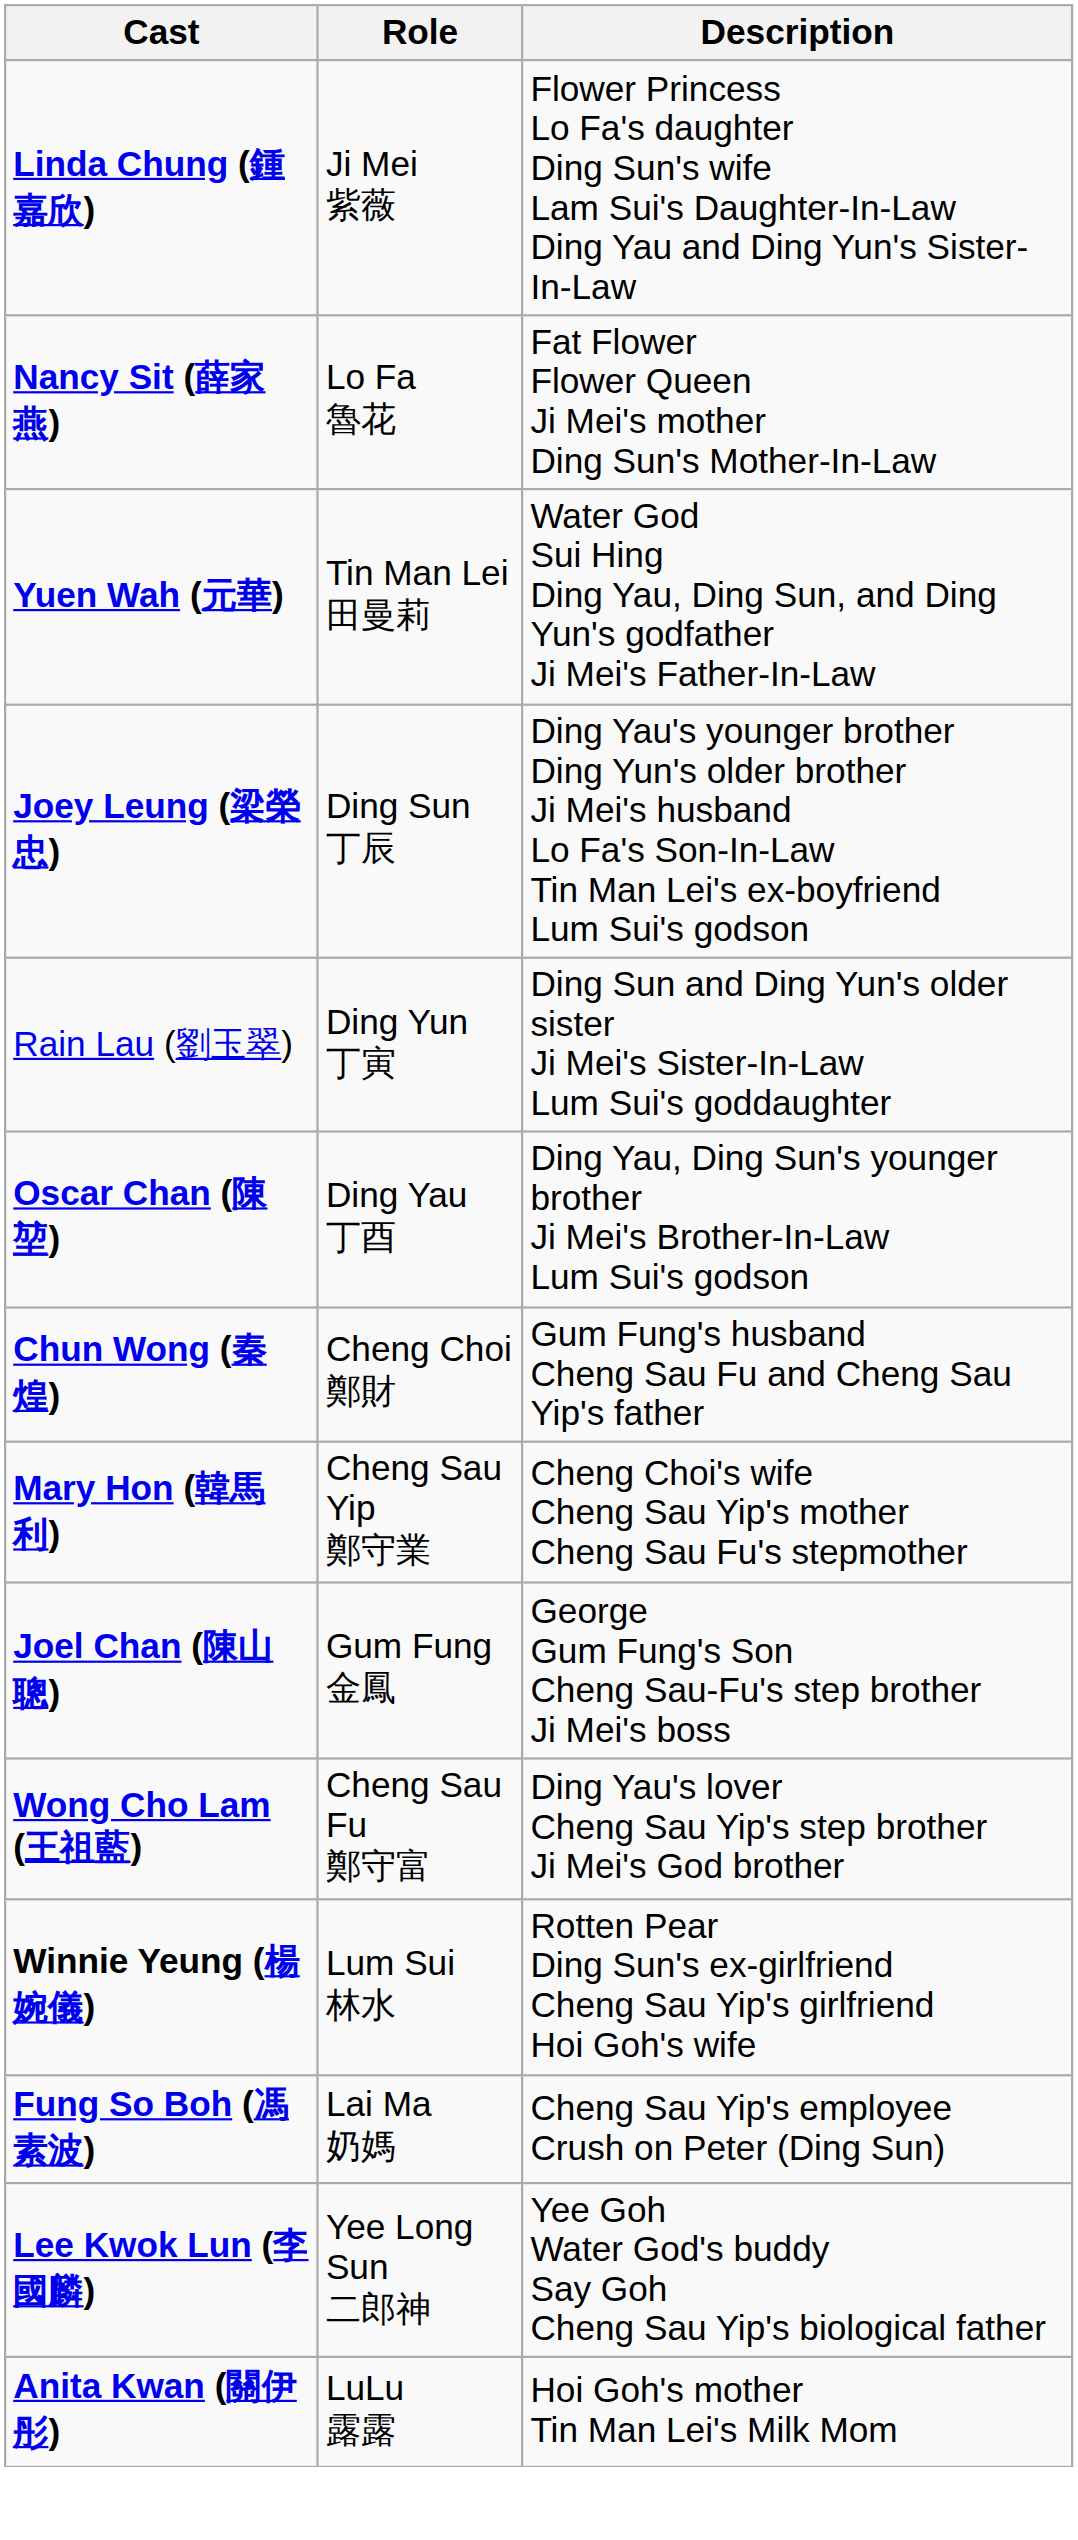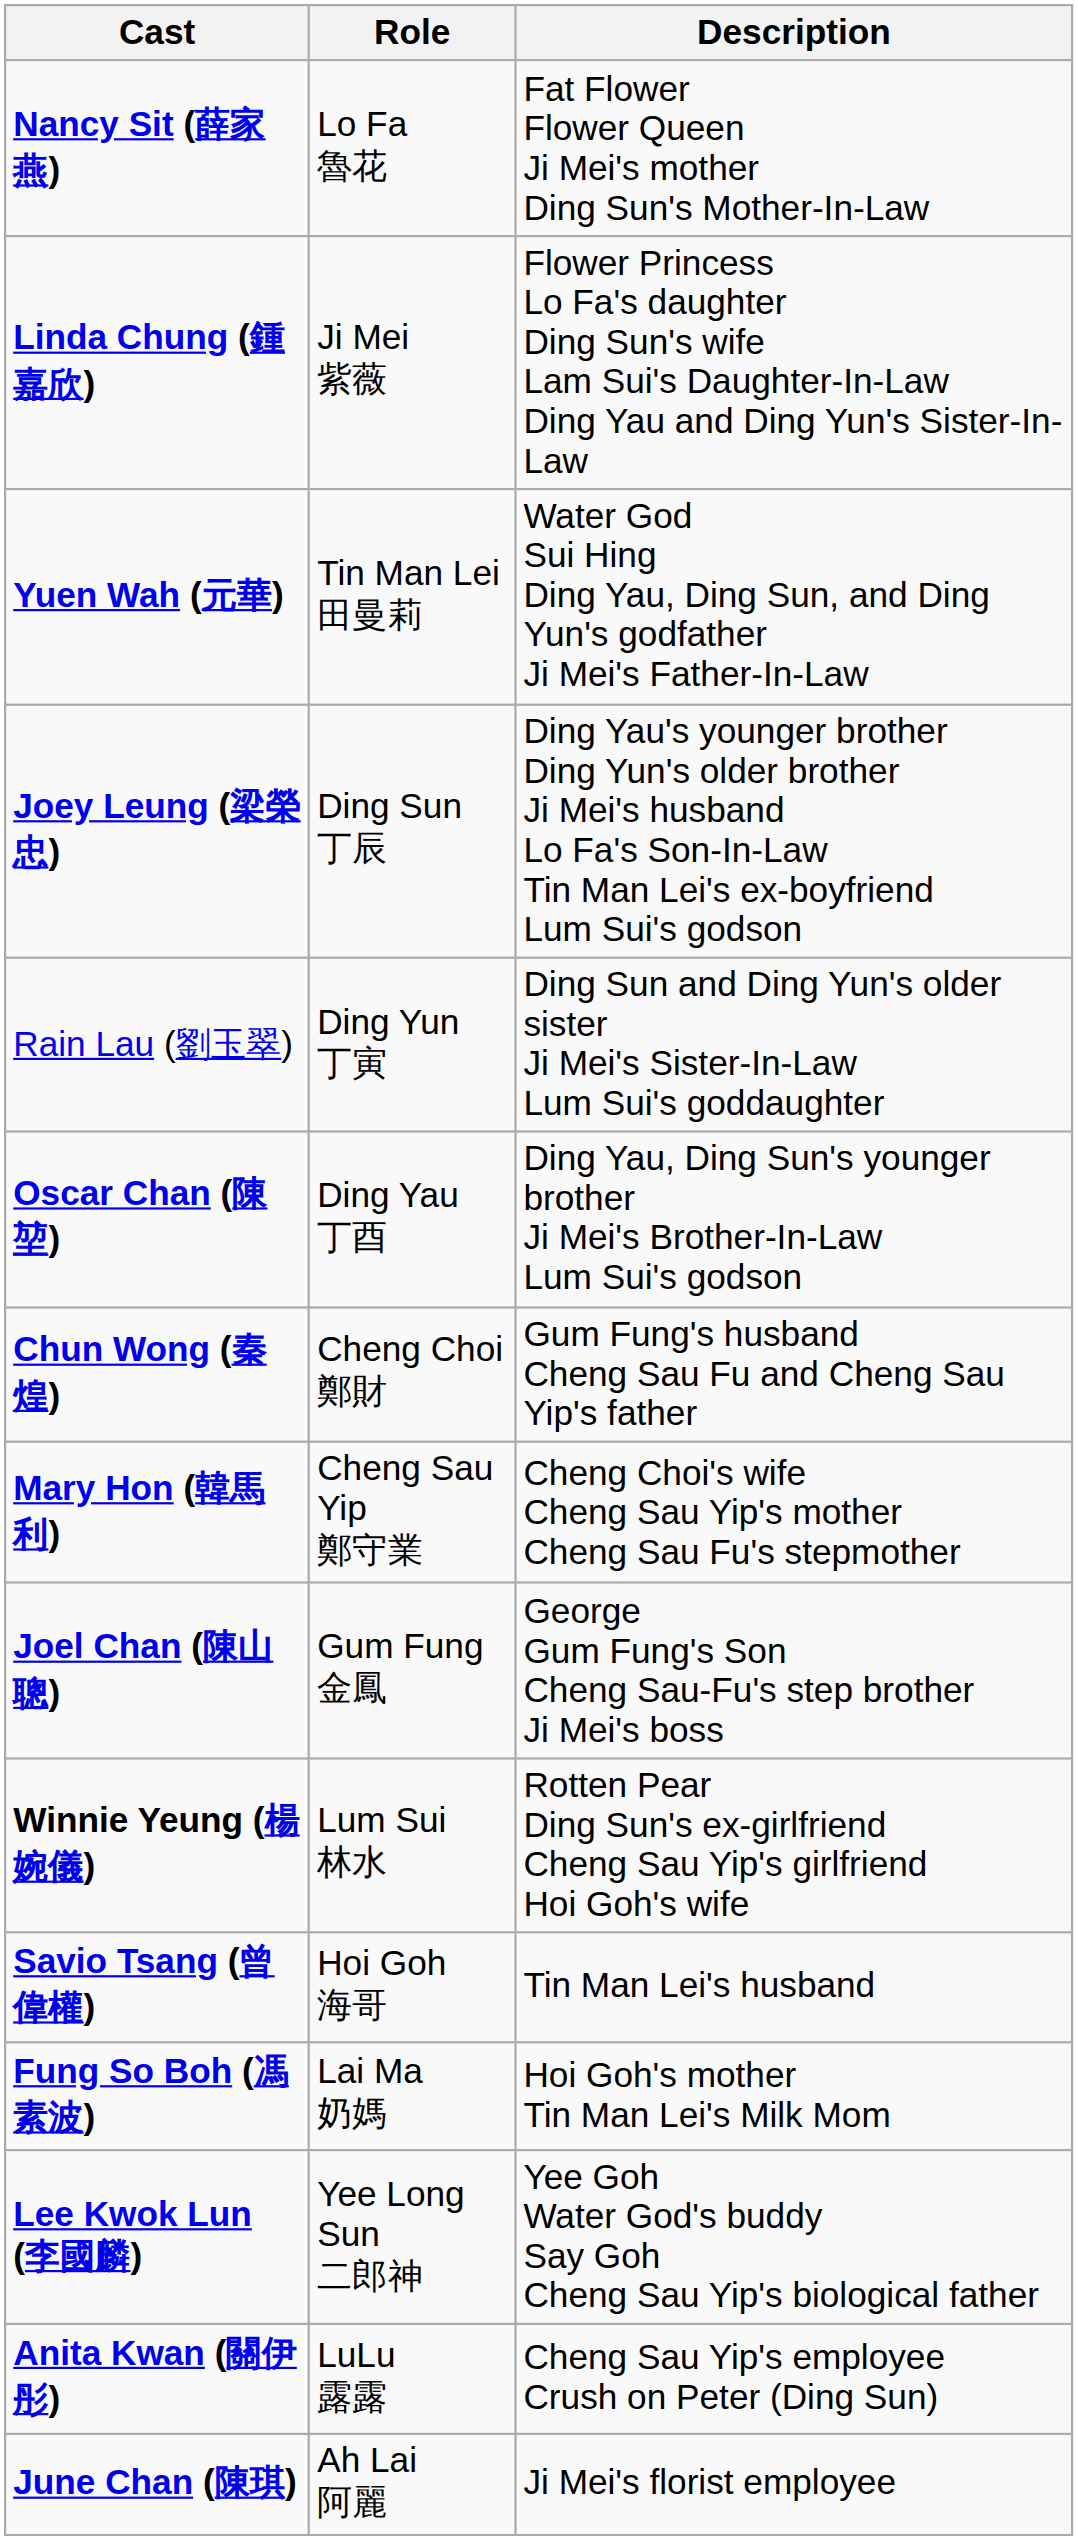rows swapped: (139, 400) <-> (149, 186)
- row: (142, 1825)
+ row: (144, 1985)
(741, 2127) Cheng Sau Yip's employee Crush on Peter (Ding Sun) -> (707, 2094) Hoi Goh's mother Tin Man Lei's Milk Mom
(714, 2411) Hoi Goh's mother Tin Man Lei's Milk Mom -> (734, 2378) Cheng Sau Yip's employee Crush on Peter (Ding Sun)
+ row: (155, 2482)
